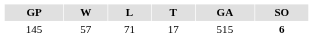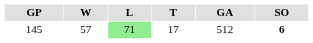(129, 30) no background -> (129, 30) lightgreen background
(225, 30) 515 -> (225, 30) 512
